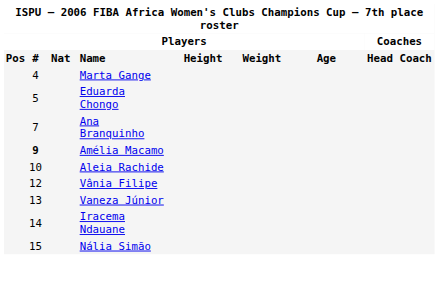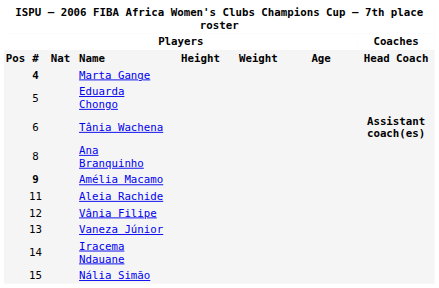(35, 75) normal -> (35, 75) bold
+ row: (121, 127)
(35, 127) 7 -> (35, 157) 8
(35, 167) 10 -> (35, 196) 11
